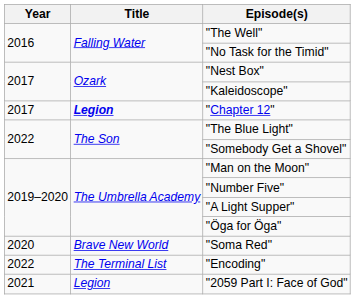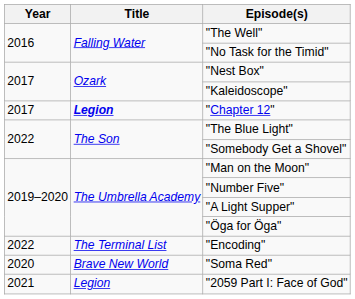rows swapped: (239, 245) <-> (236, 264)
